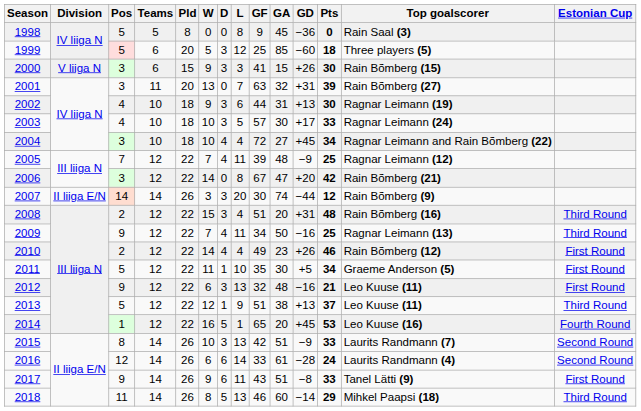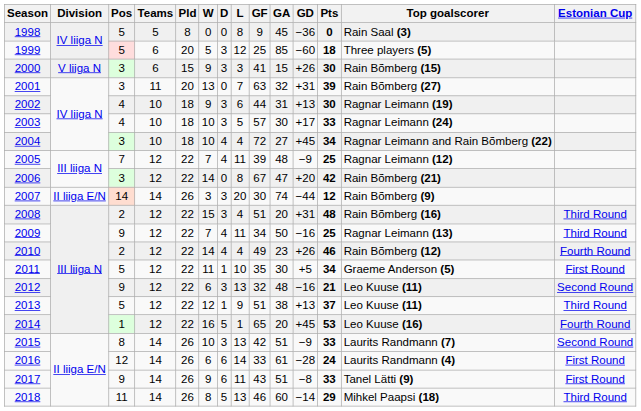(595, 251) First Round -> (595, 251) Fourth Round
(595, 287) First Round -> (595, 287) Second Round
(595, 360) Second Round -> (595, 360) First Round
